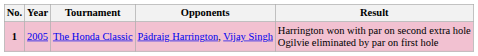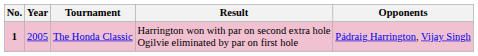columns swapped: (205, 13) <-> (374, 13)
